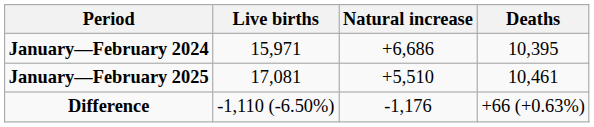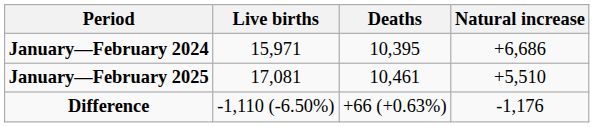columns swapped: (533, 19) <-> (408, 19)
